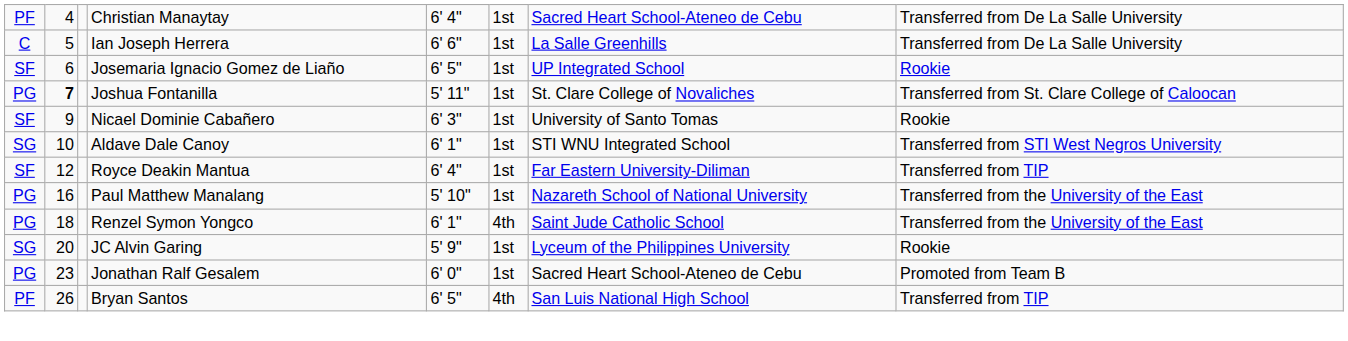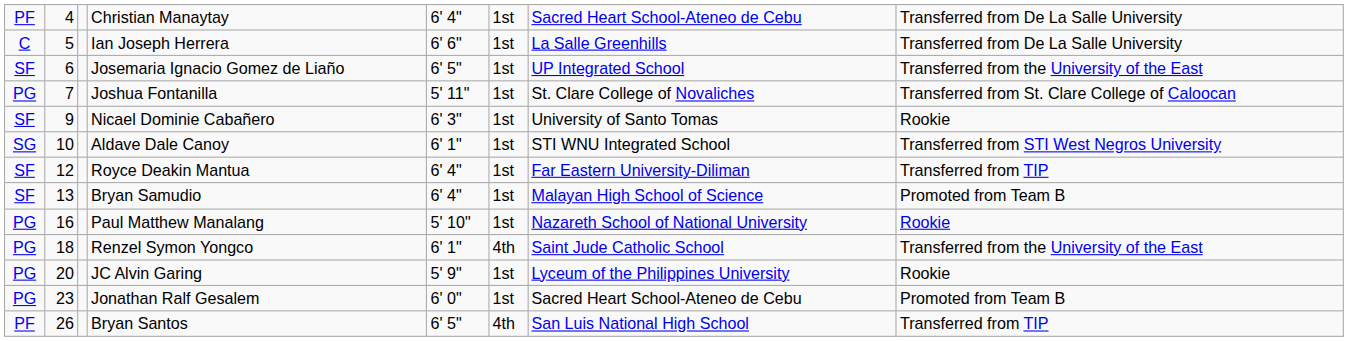(925, 68) Rookie -> (1051, 68) Transferred from the University of the East
(69, 94) bold -> (69, 94) normal
+ row: (146, 196)
(1051, 196) Transferred from the University of the East -> (925, 222) Rookie
(25, 247) SG -> (25, 273) PG
